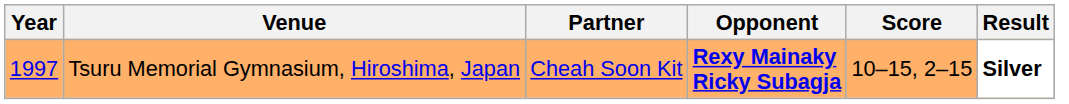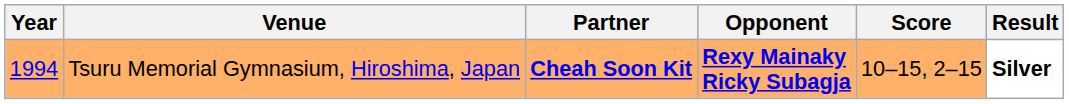(34, 69) 1997 -> (34, 69) 1994
(606, 69) normal -> (611, 69) bold
